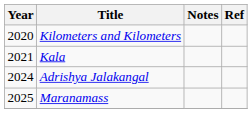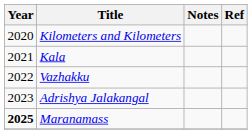+ row: (65, 77)
(21, 77) 2024 -> (21, 98) 2023
(21, 98) normal -> (21, 118) bold
